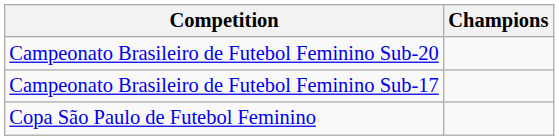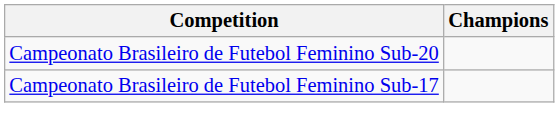- row: (163, 118)
